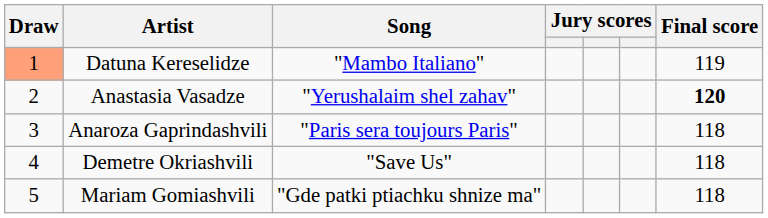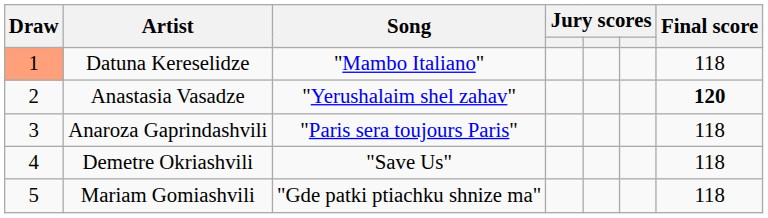(710, 63) 119 -> (710, 63) 118
